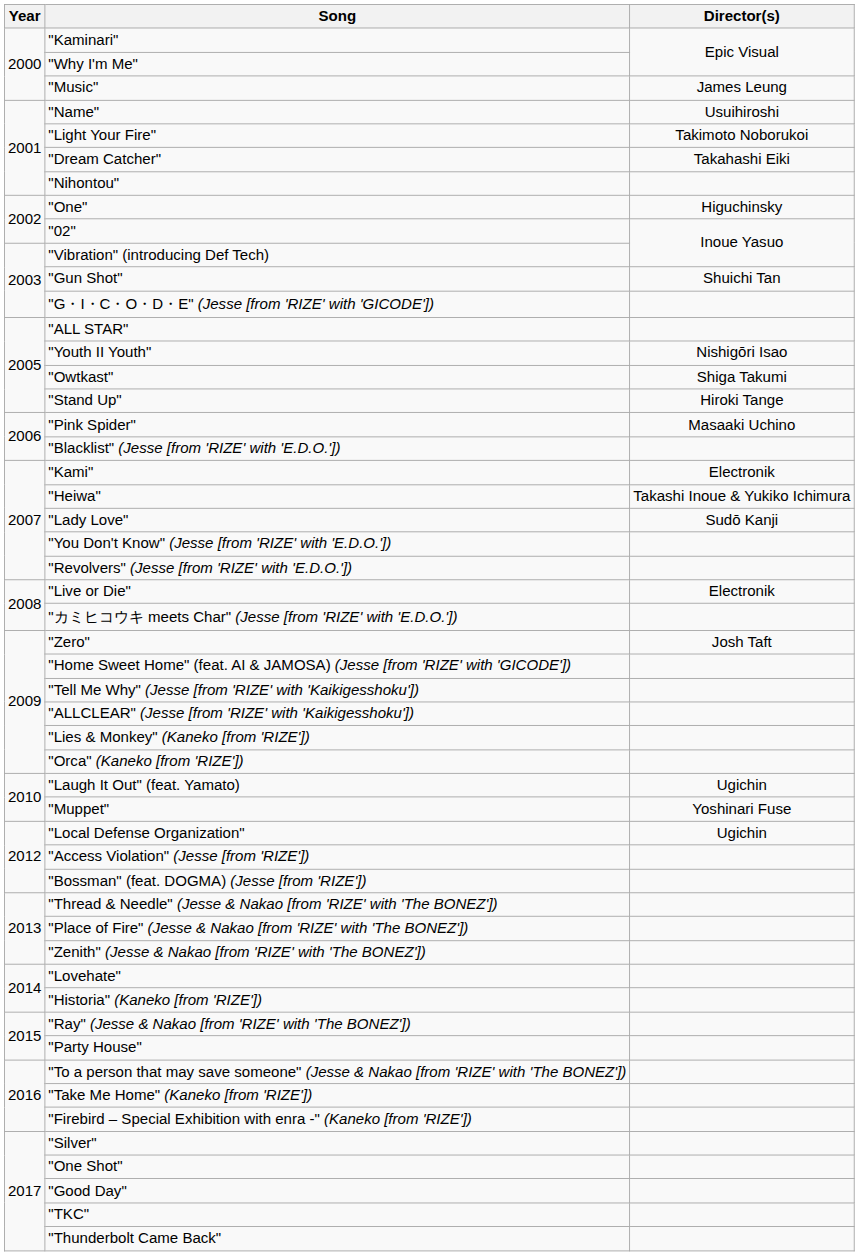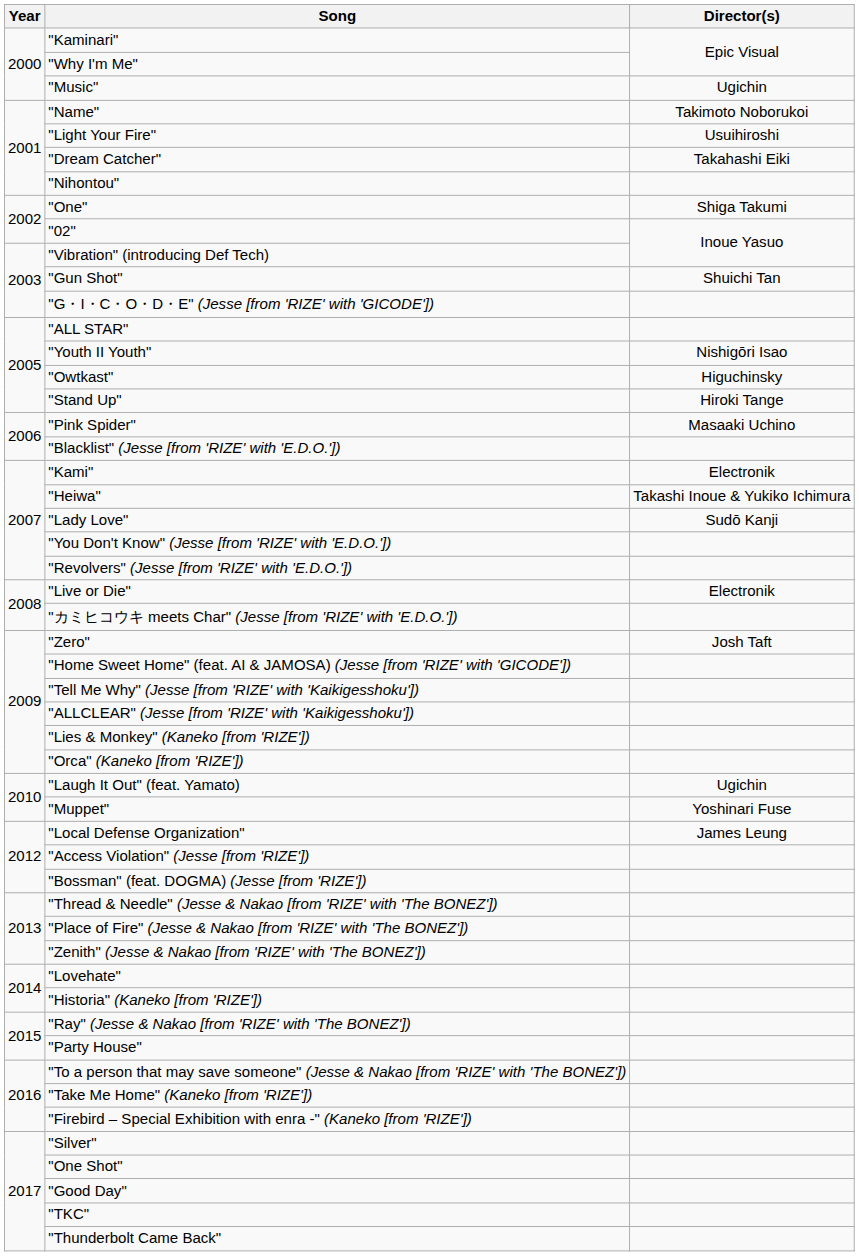(742, 87) James Leung -> (742, 87) Ugichin
(742, 111) Usuihiroshi -> (742, 111) Takimoto Noborukoi
(742, 135) Takimoto Noborukoi -> (742, 135) Usuihiroshi
(742, 207) Higuchinsky -> (742, 207) Shiga Takumi
(742, 377) Shiga Takumi -> (742, 377) Higuchinsky
(742, 833) Ugichin -> (742, 833) James Leung
